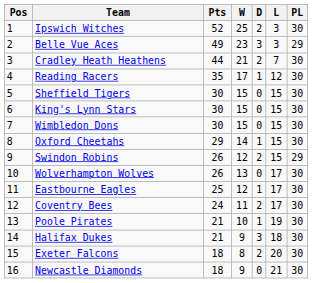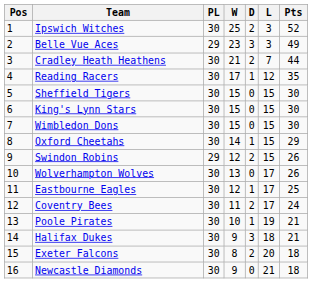columns swapped: (297, 12) <-> (217, 12)
